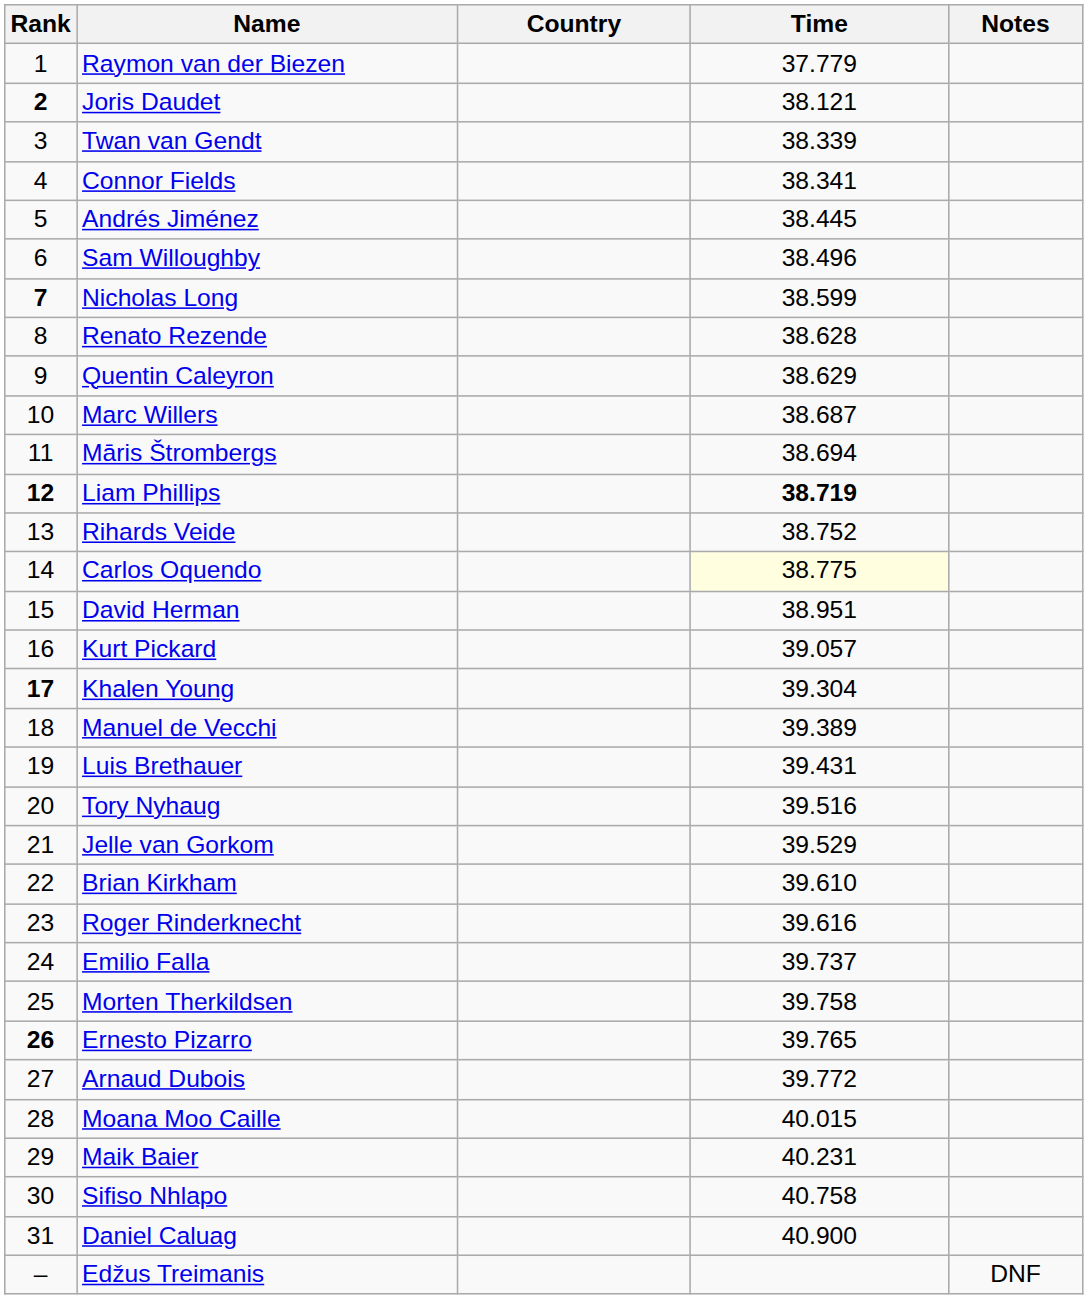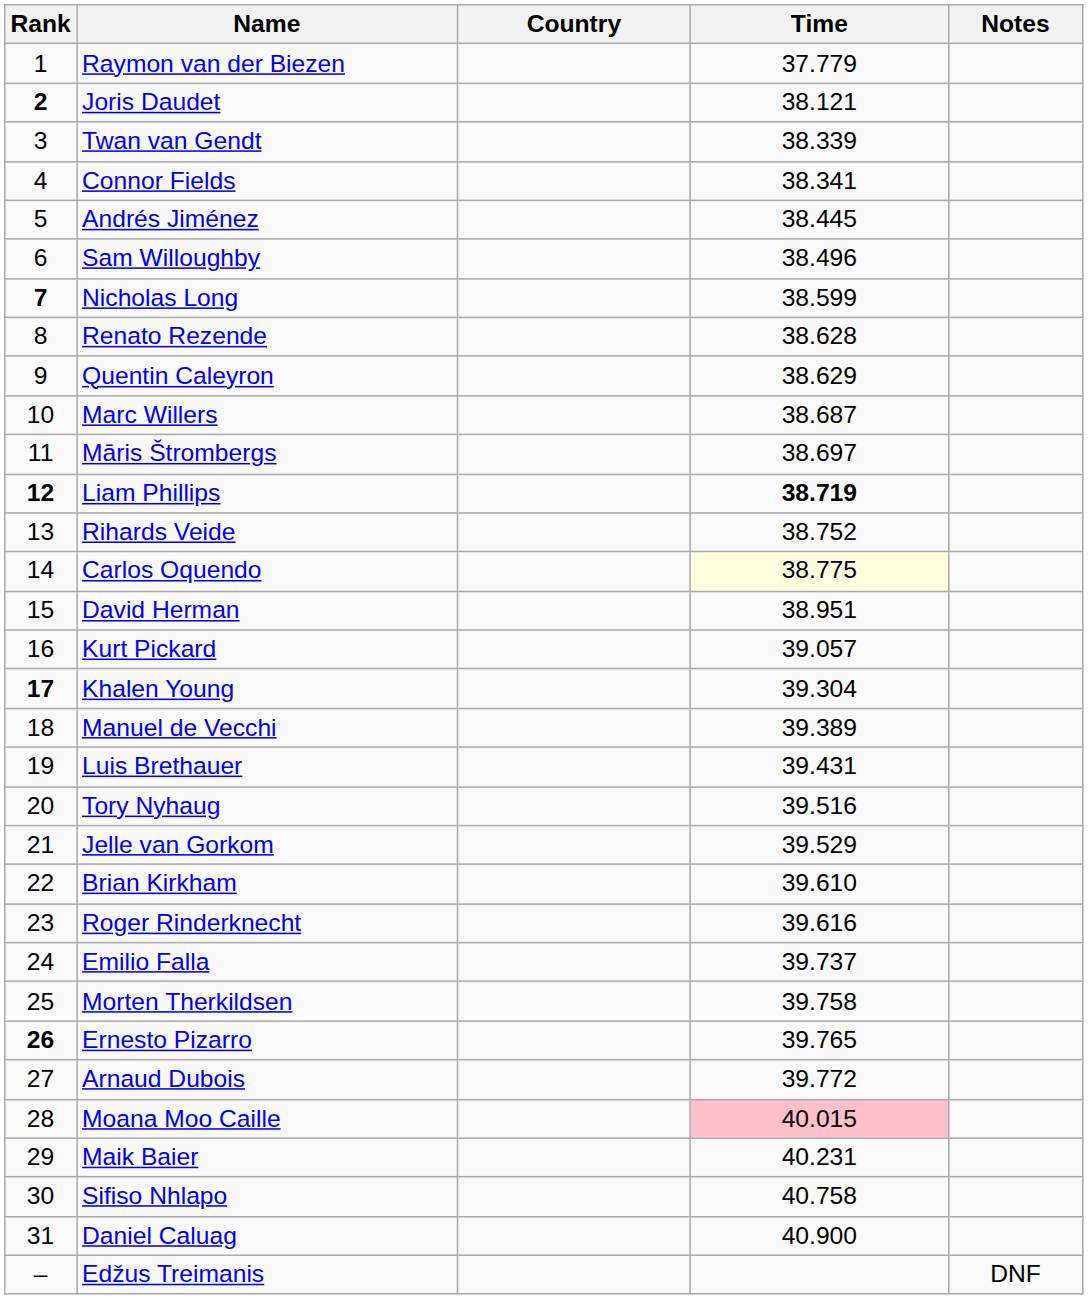(819, 453) 38.694 -> (819, 453) 38.697
(819, 1118) no background -> (819, 1118) pink background
